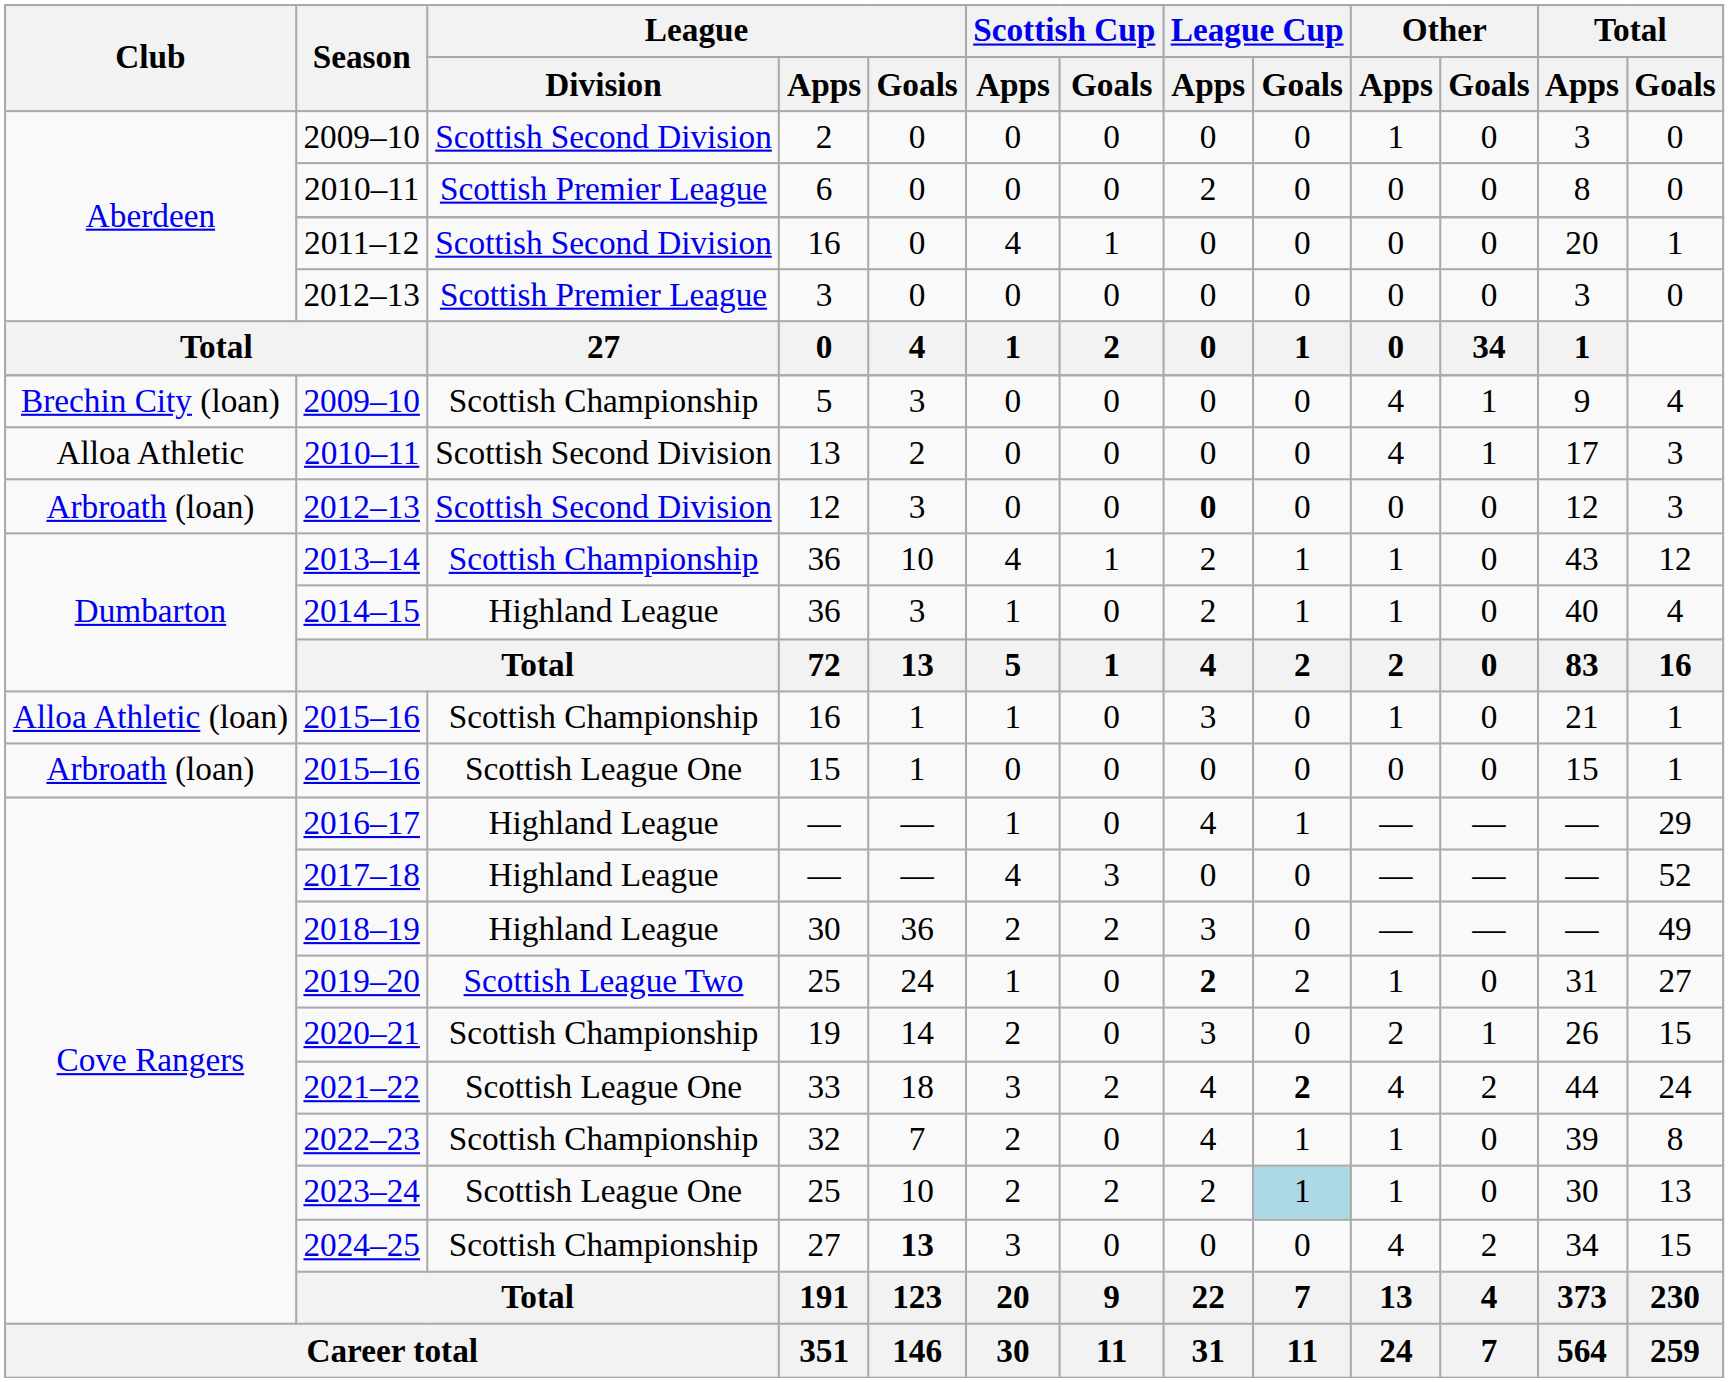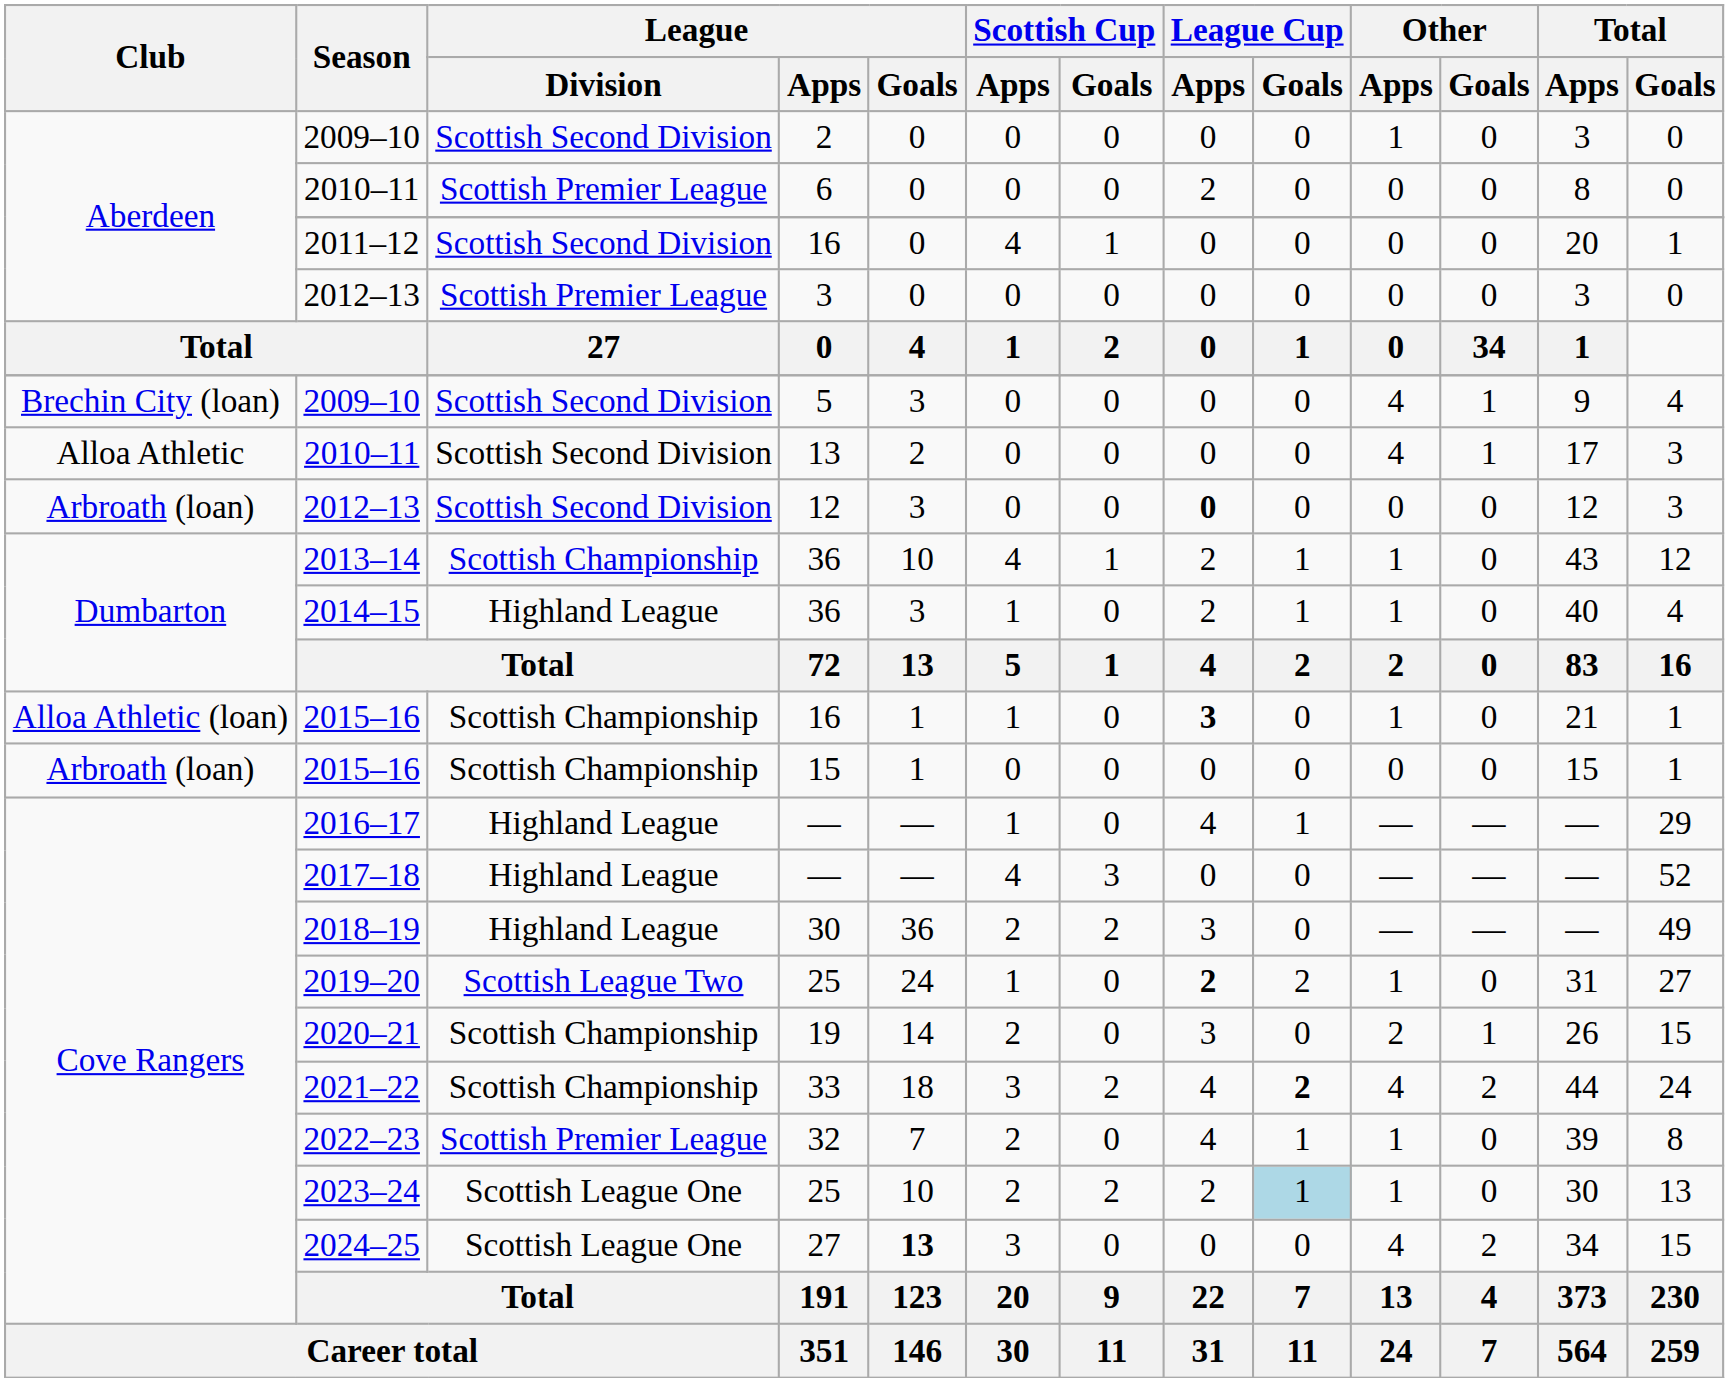(604, 400) Scottish Championship -> (604, 400) Scottish Second Division
(1208, 717) normal -> (1208, 717) bold
(604, 769) Scottish League One -> (604, 769) Scottish Championship
(604, 1086) Scottish League One -> (604, 1086) Scottish Championship
(604, 1139) Scottish Championship -> (604, 1139) Scottish Premier League
(604, 1244) Scottish Championship -> (604, 1244) Scottish League One
